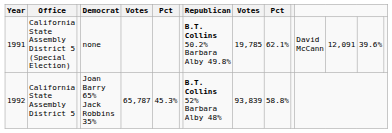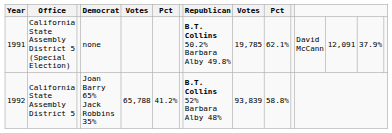(371, 45) 39.6% -> (371, 45) 37.9%
(137, 100) 65,787 -> (137, 100) 65,788
(166, 100) 45.3% -> (166, 100) 41.2%
